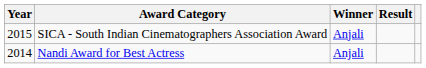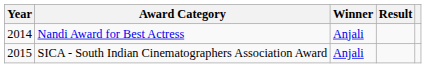rows swapped: (111, 53) <-> (182, 33)
